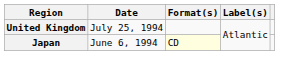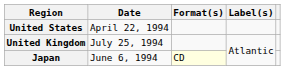+ row: (46, 27)
